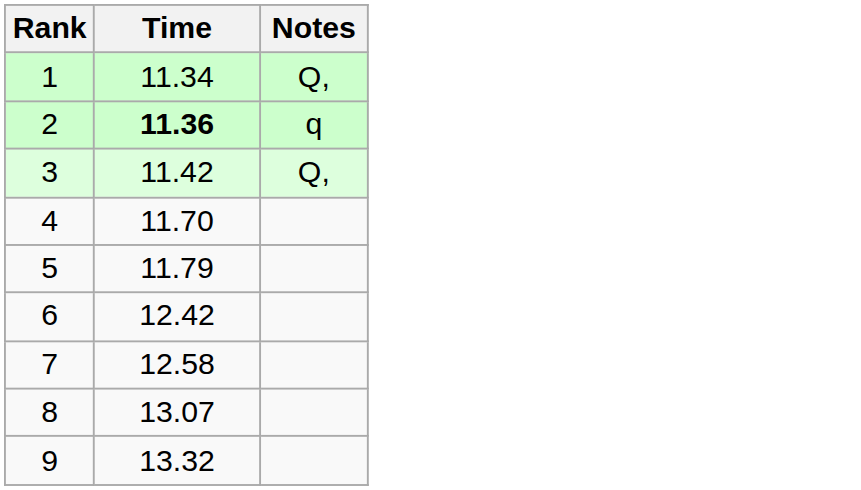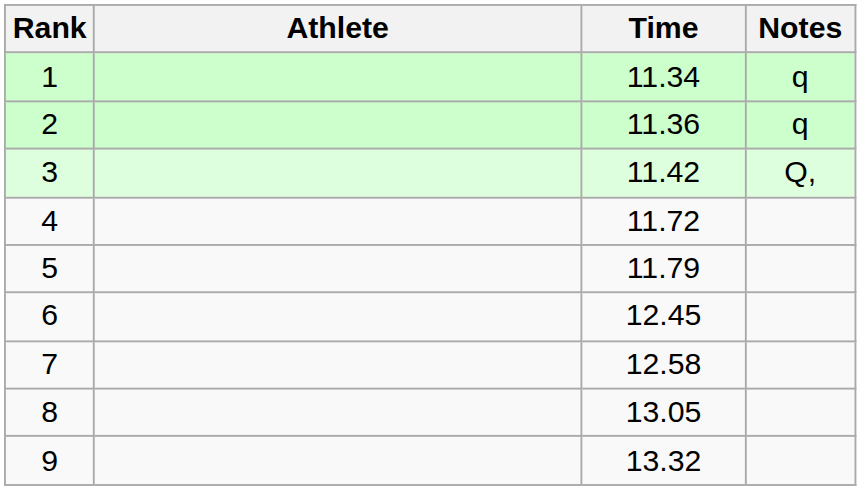+ column: (338, 28)
(314, 76) Q, -> (800, 76) q
(177, 124) bold -> (663, 124) normal
(177, 220) 11.70 -> (663, 220) 11.72
(177, 316) 12.42 -> (663, 316) 12.45
(177, 412) 13.07 -> (663, 412) 13.05
